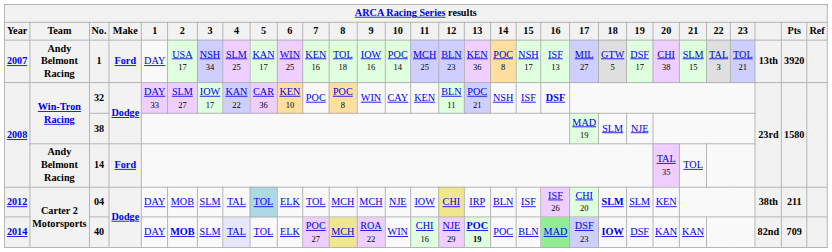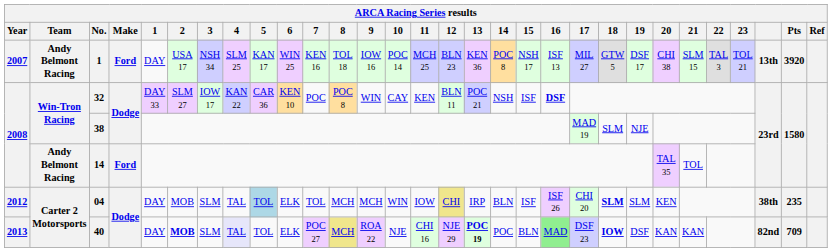(398, 202) NJE -> (398, 202) WIN
(794, 202) 211 -> (794, 202) 235
(17, 232) 2014 -> (17, 232) 2013
(398, 232) WIN -> (398, 232) NJE
